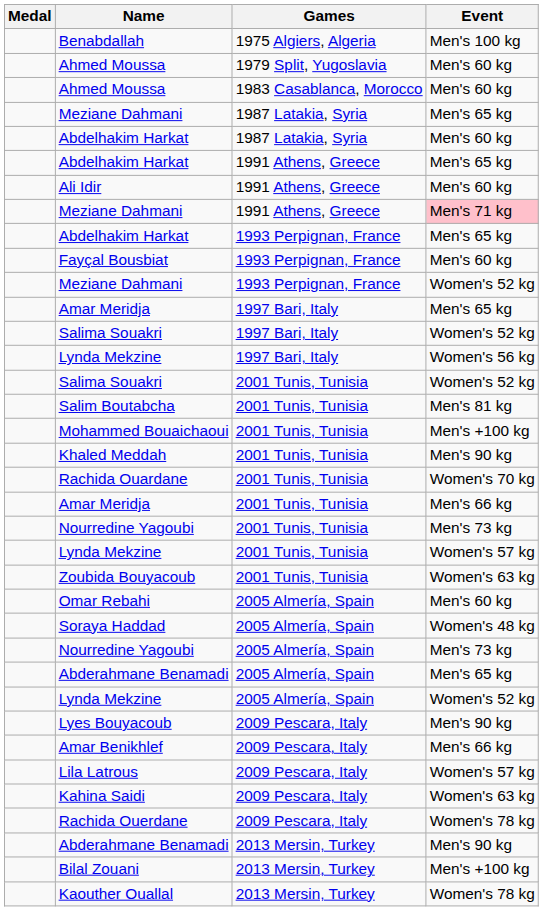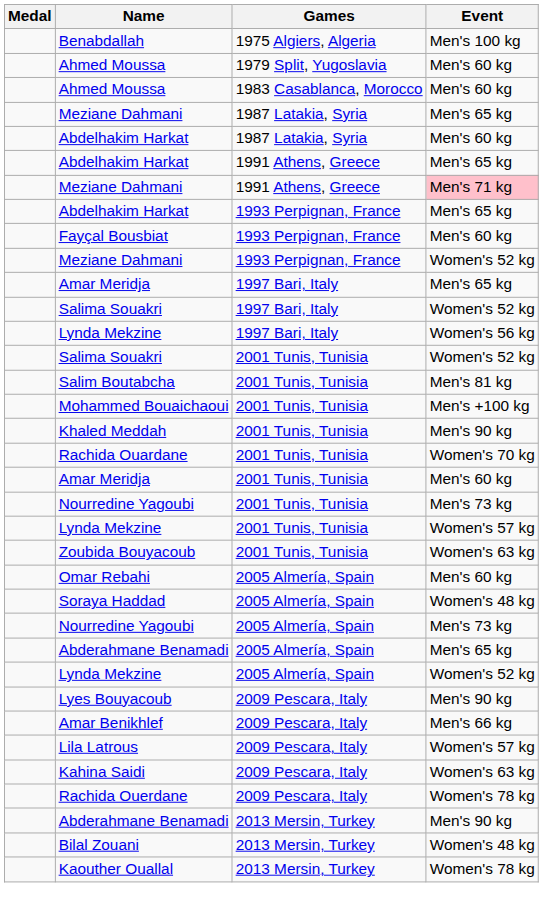- row: (80, 187)
(471, 503) Men's 66 kg -> (471, 479) Men's 60 kg
(480, 869) Men's +100 kg -> (482, 844) Women's 48 kg
